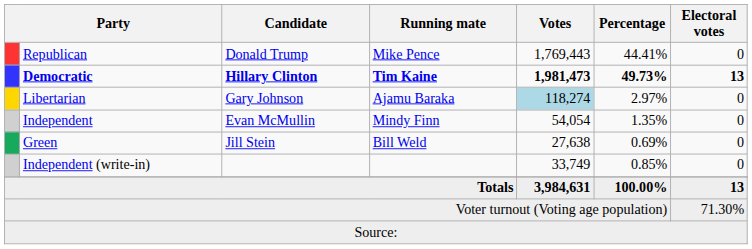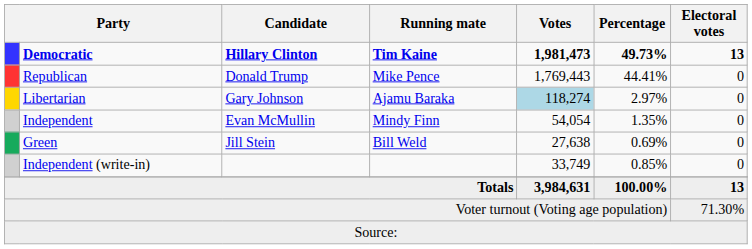rows swapped: (58, 76) <-> (55, 53)
